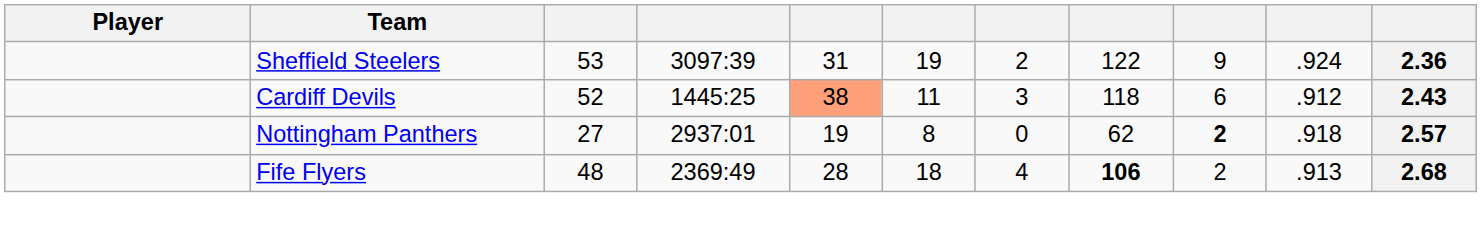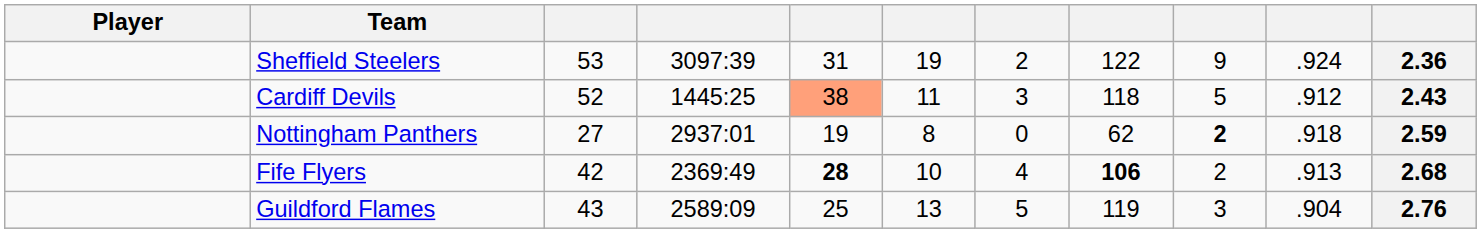(1220, 97) 6 -> (1220, 97) 5
(1424, 135) 2.57 -> (1424, 135) 2.59
(590, 172) 48 -> (590, 172) 42
(836, 172) normal -> (836, 172) bold
(929, 172) 18 -> (929, 172) 10
+ row: (346, 209)
